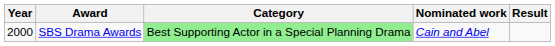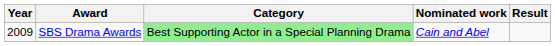(20, 32) 2000 -> (20, 32) 2009
